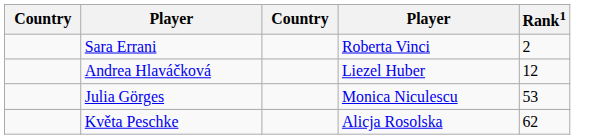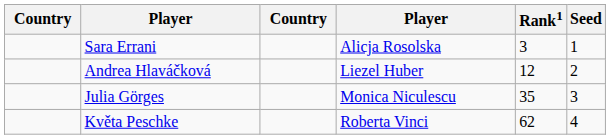+ column: (586, 19)
(386, 46) Roberta Vinci -> (391, 46) Alicja Rosolska
(526, 46) 2 -> (523, 46) 3
(530, 96) 53 -> (527, 96) 35
(392, 121) Alicja Rosolska -> (384, 121) Roberta Vinci
